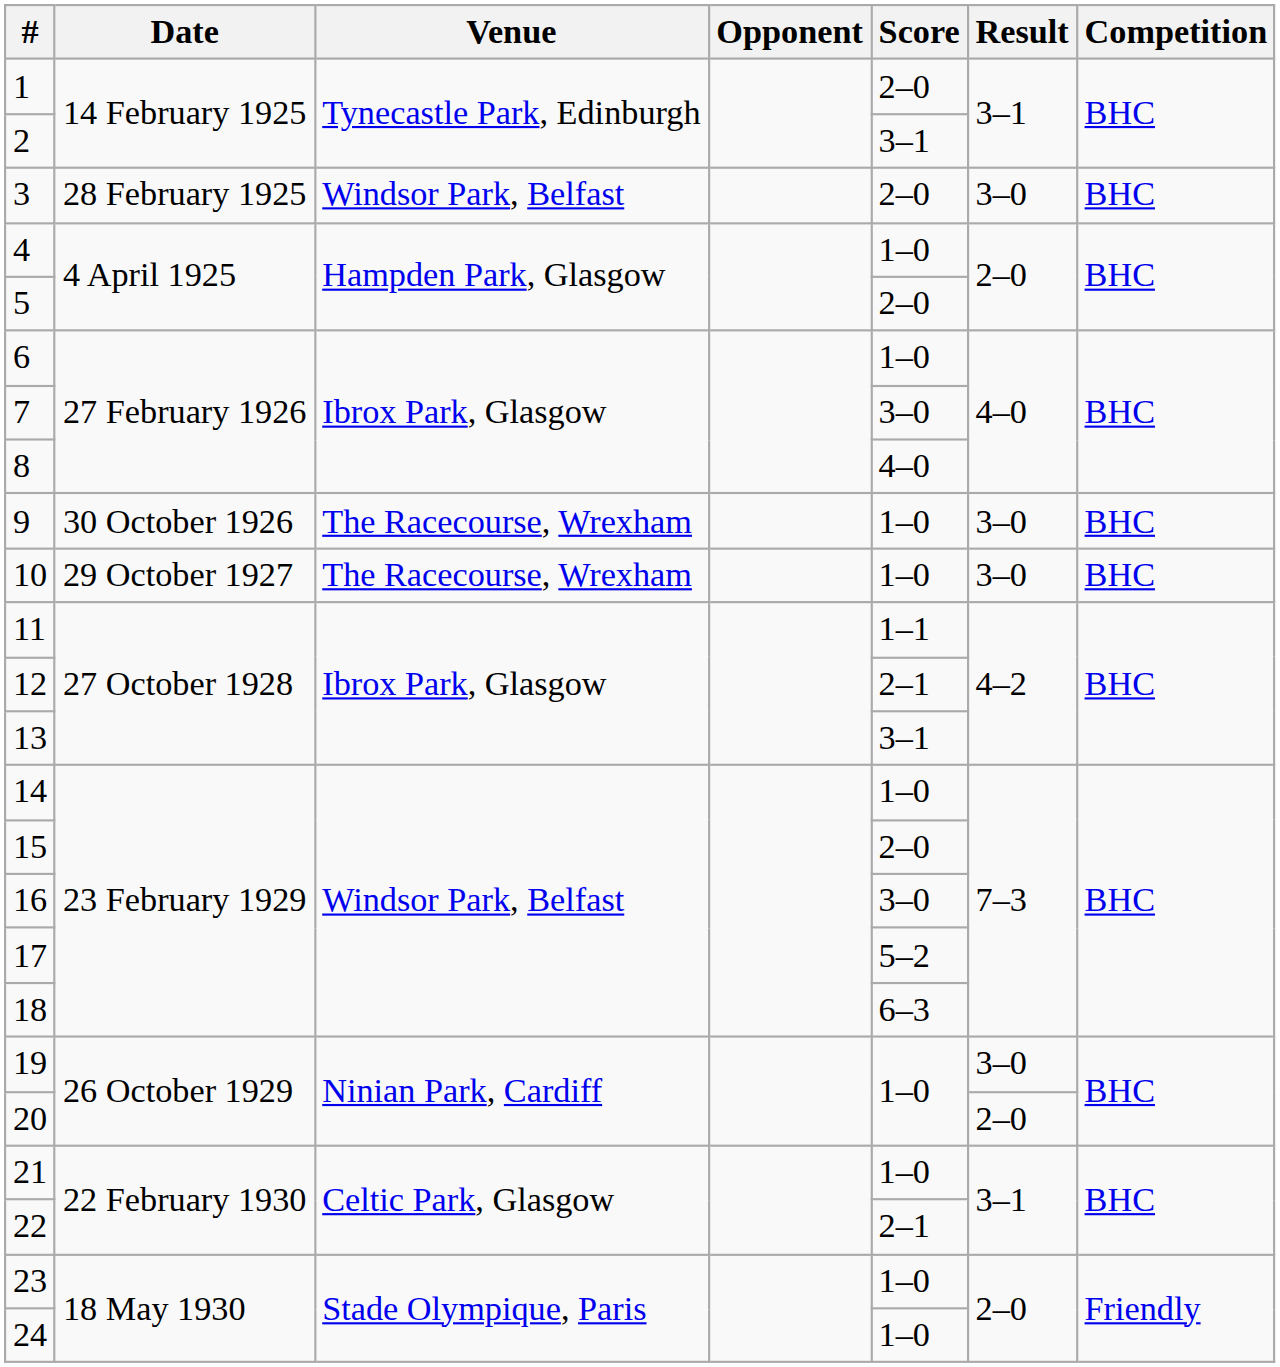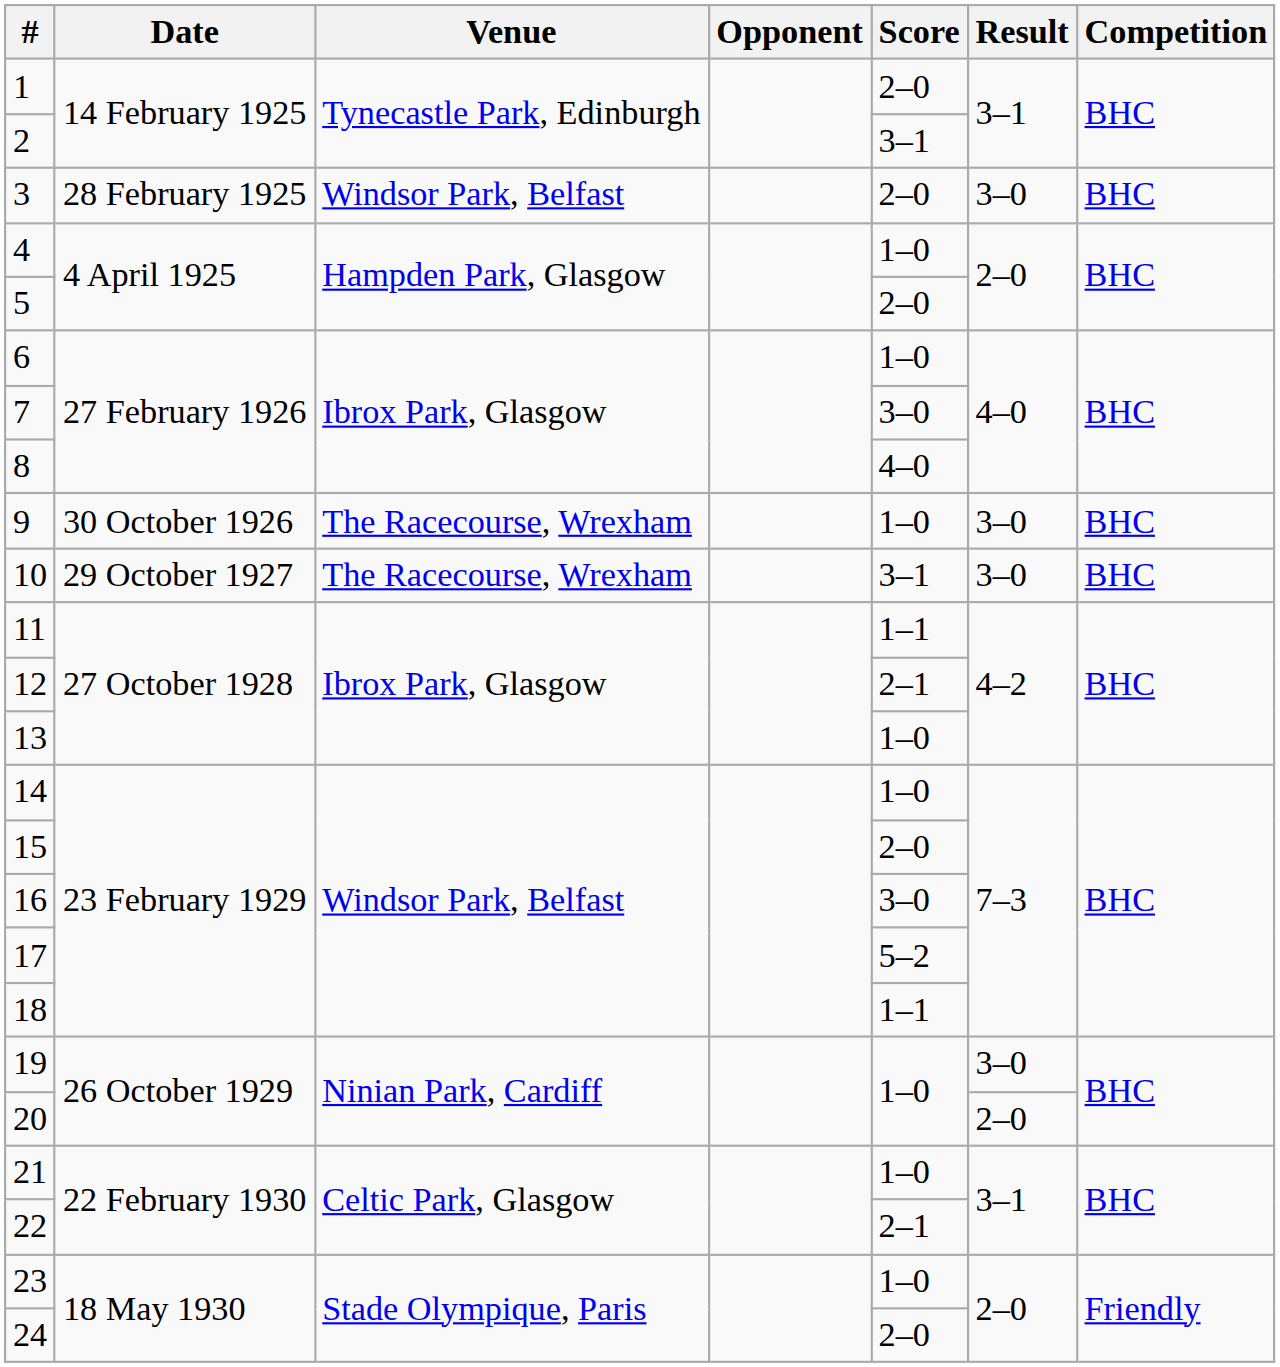(904, 574) 1–0 -> (904, 574) 3–1
(904, 737) 3–1 -> (904, 737) 1–0
(904, 1009) 6–3 -> (904, 1009) 1–1
(904, 1334) 1–0 -> (904, 1334) 2–0
